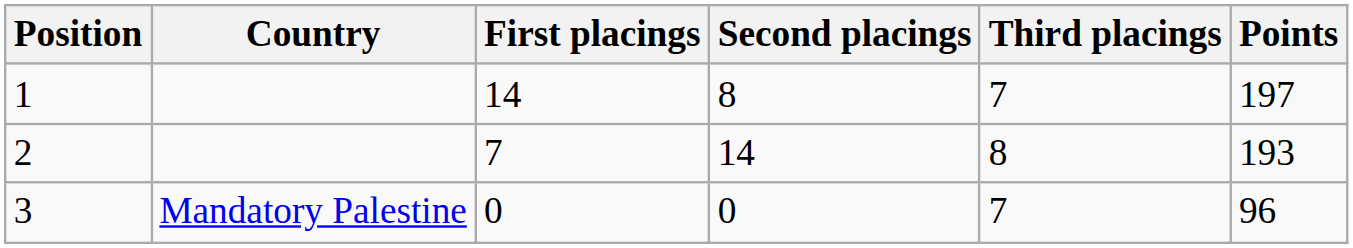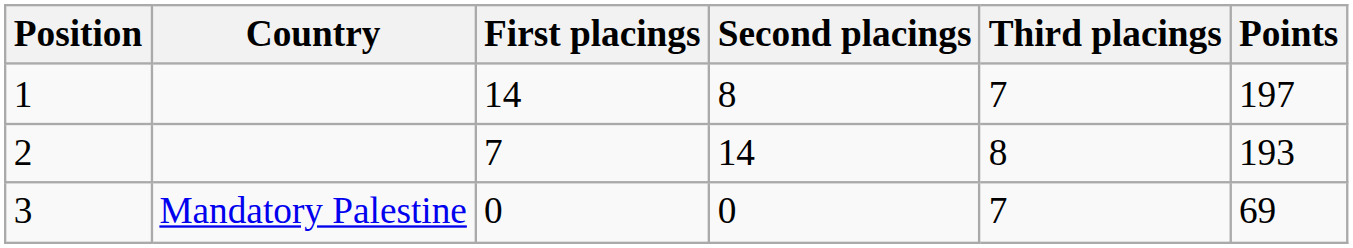(1258, 211) 96 -> (1258, 211) 69
